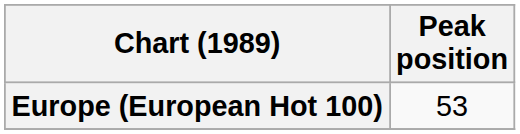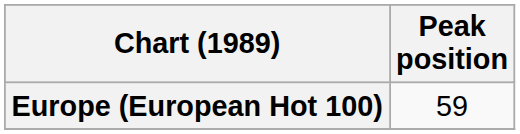(452, 105) 53 -> (452, 105) 59
